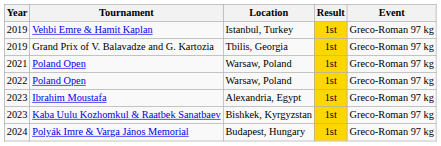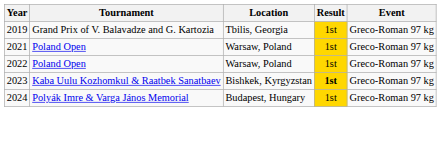- row: (17, 30)
- row: (17, 98)
(331, 115) normal -> (331, 81) bold
